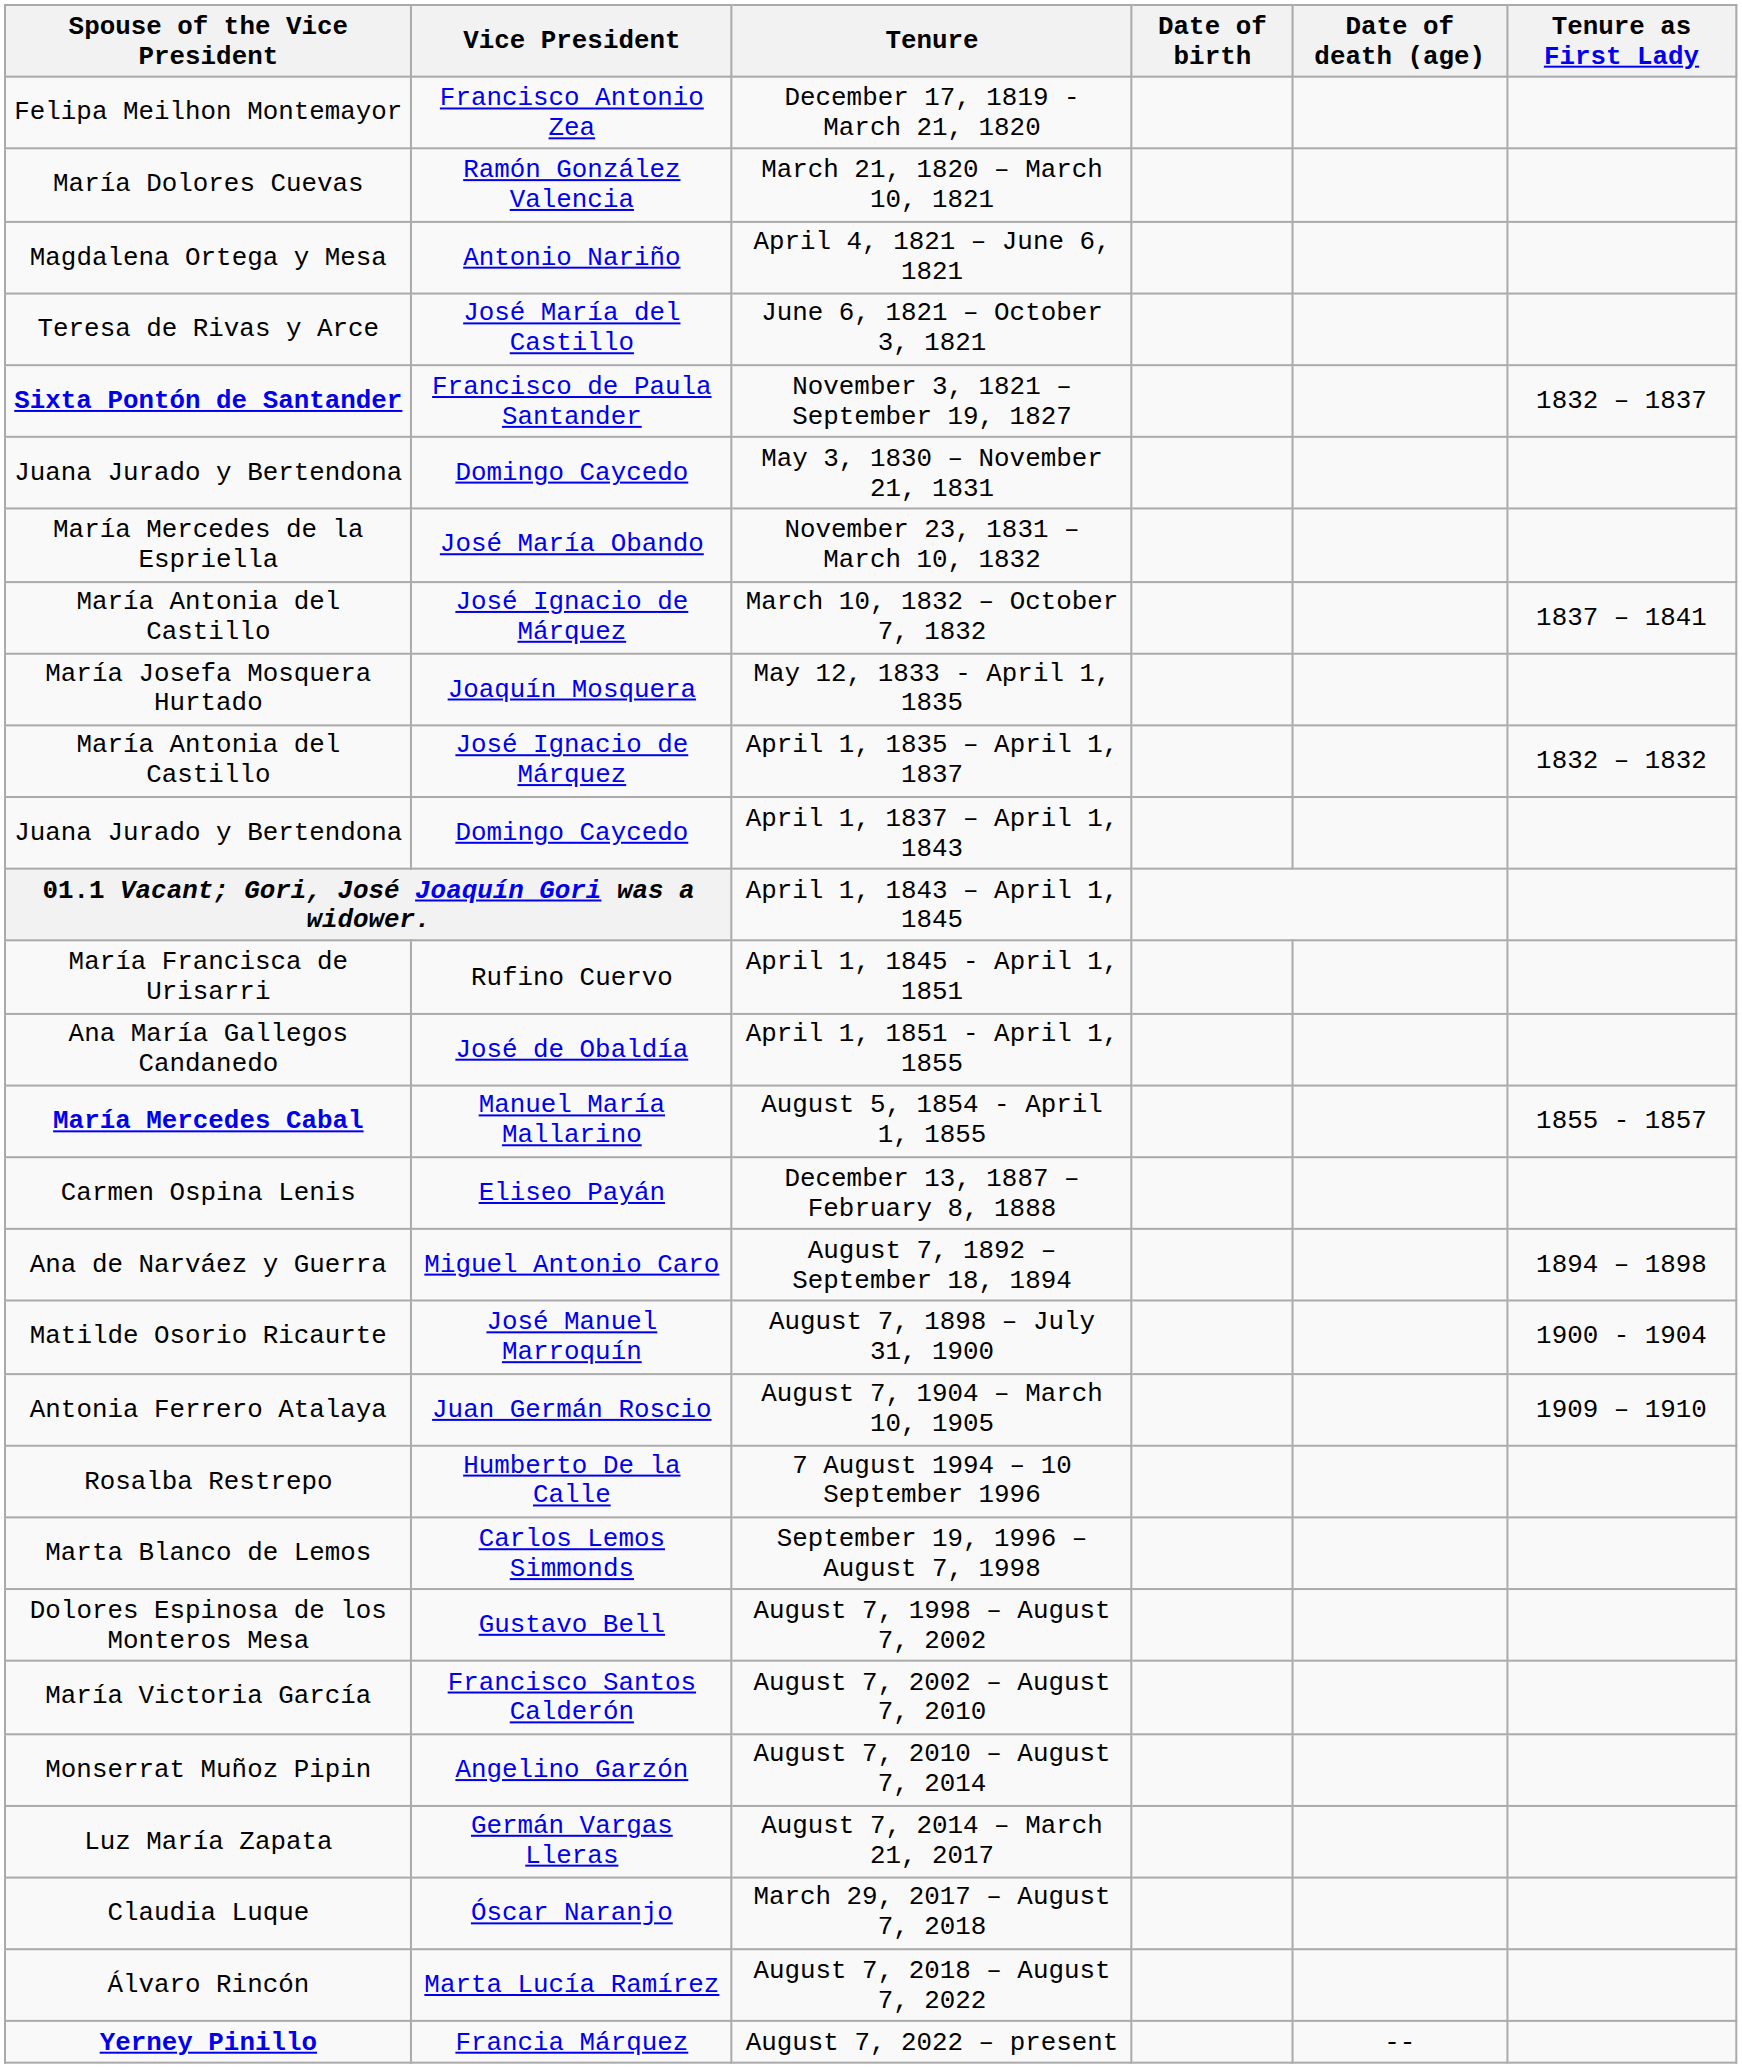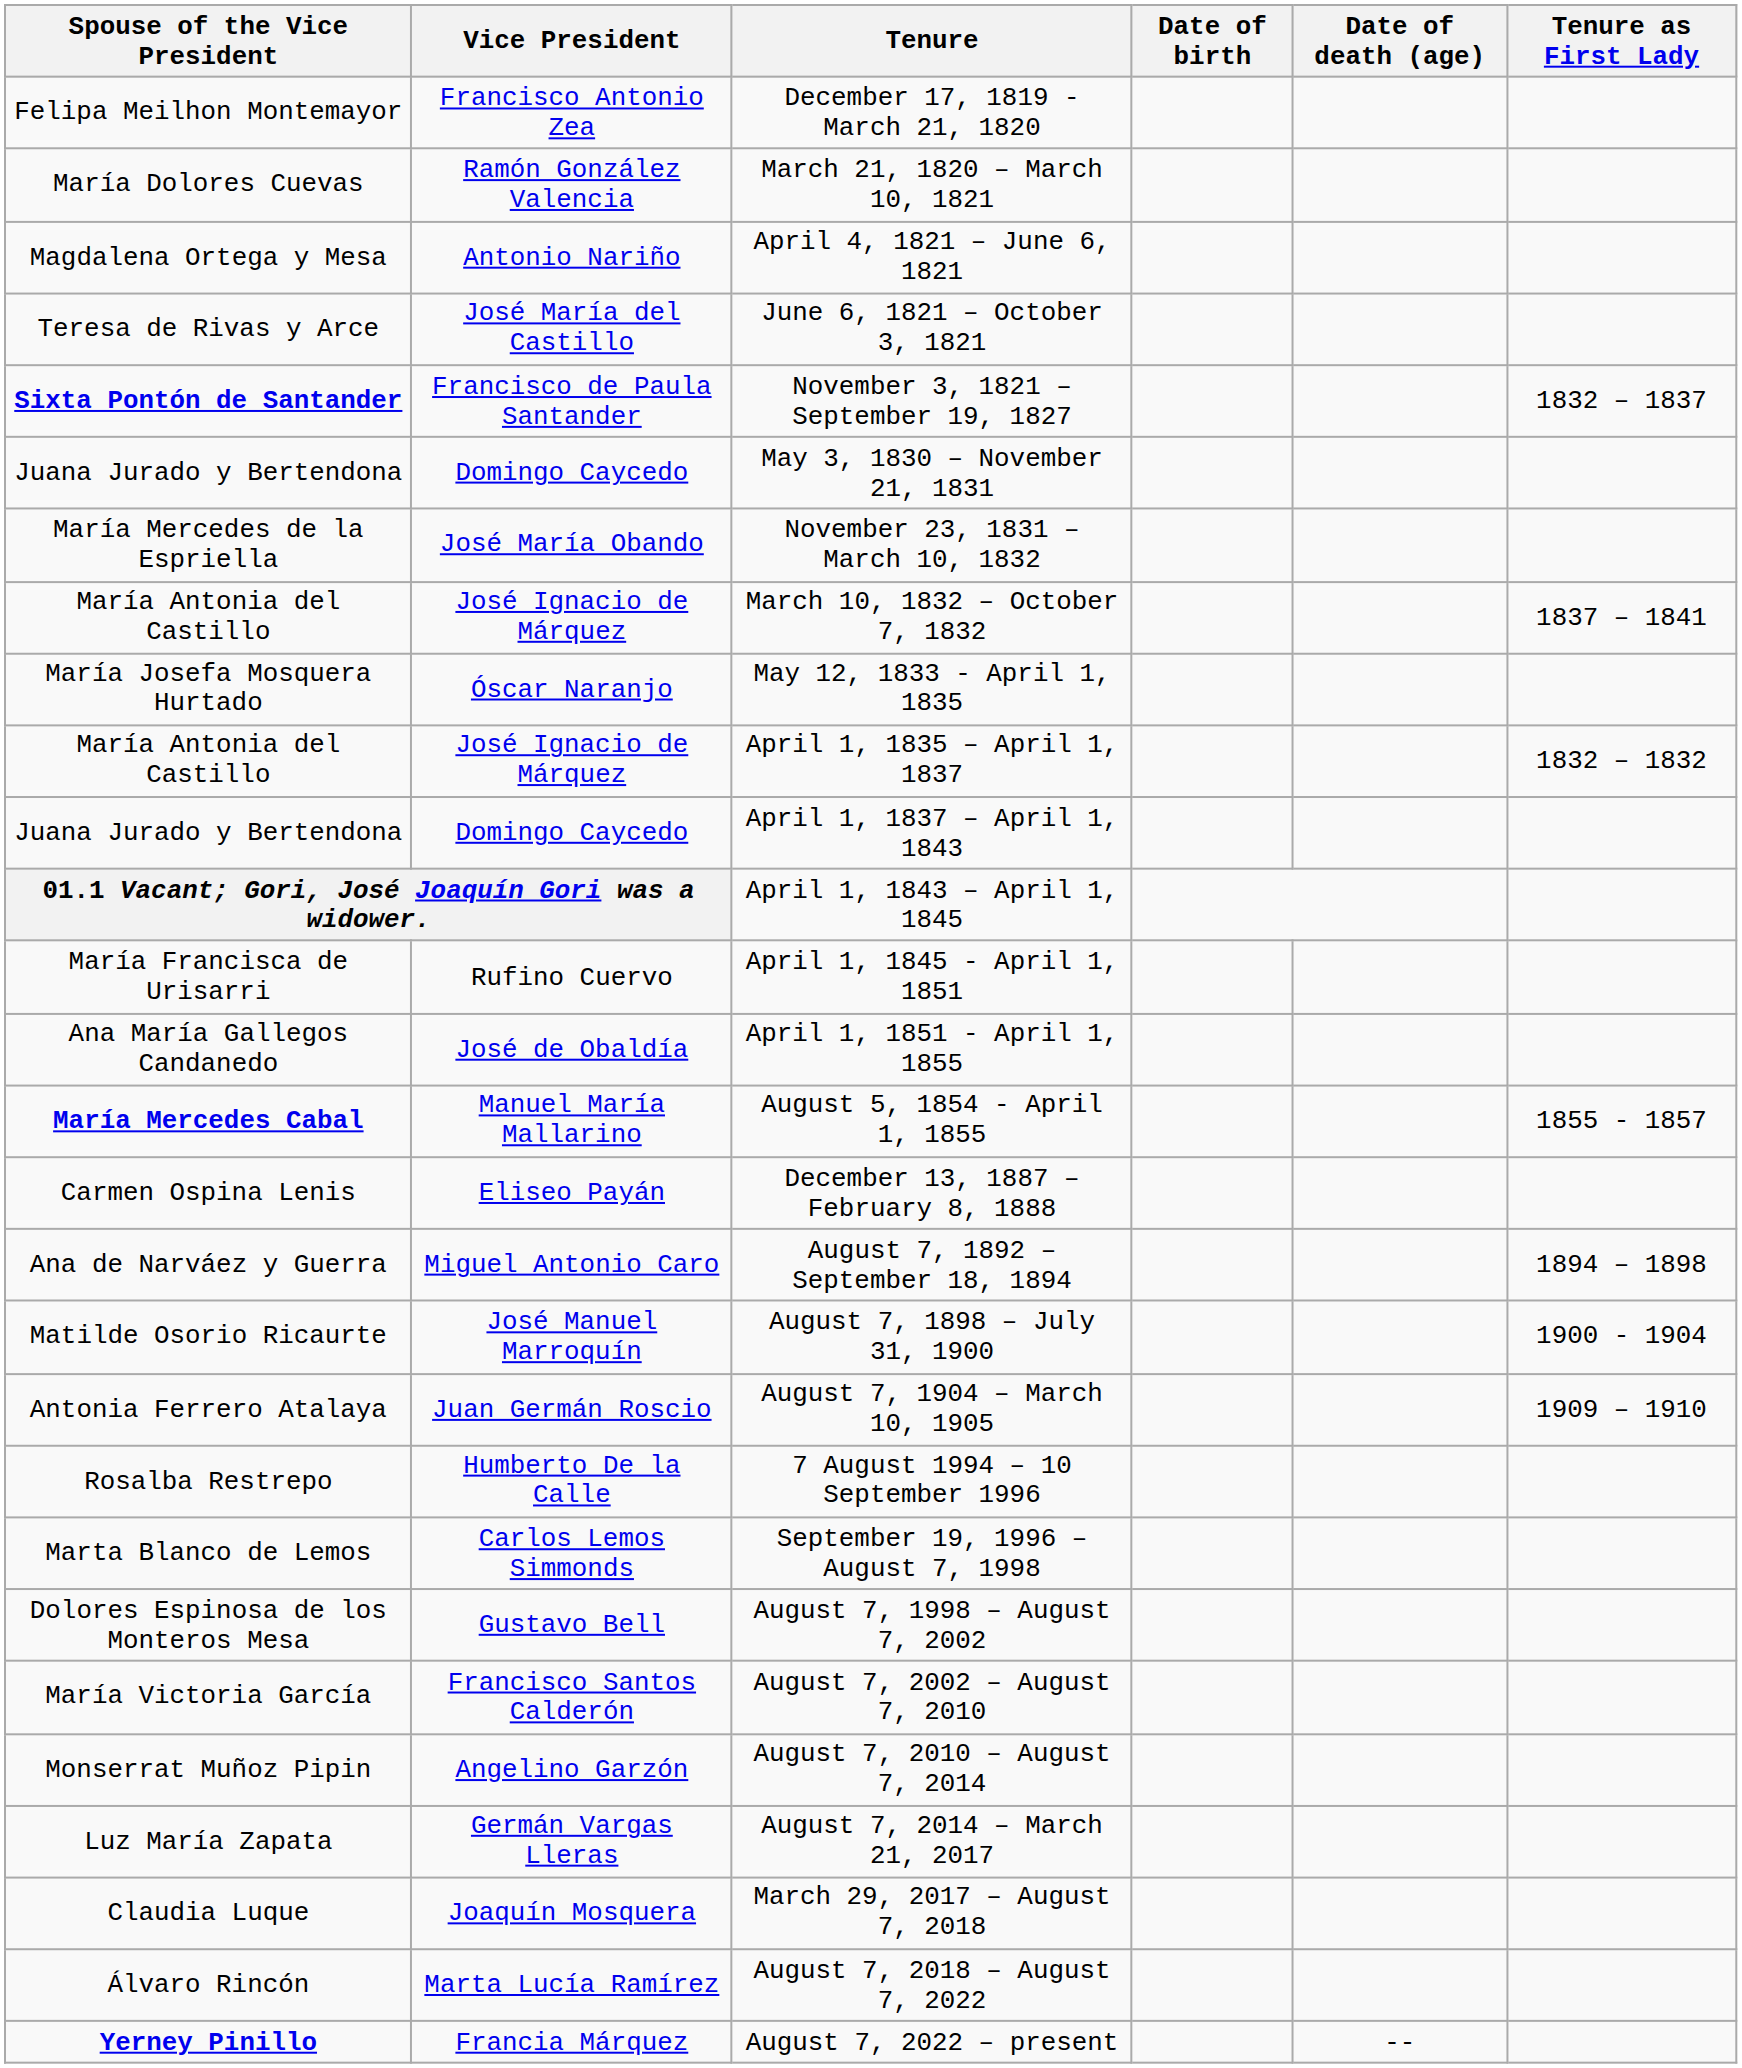(572, 689) Joaquín Mosquera -> (572, 689) Óscar Naranjo
(572, 1913) Óscar Naranjo -> (572, 1913) Joaquín Mosquera
